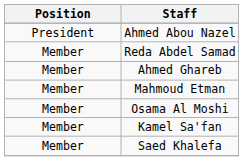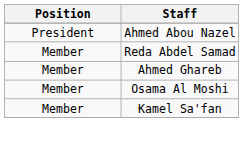- row: (180, 89)
- row: (180, 146)
